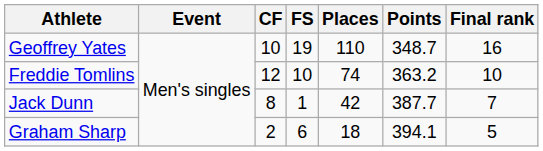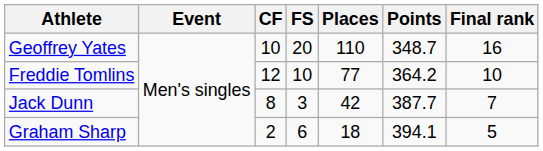(302, 47) 19 -> (302, 47) 20
(350, 76) 74 -> (350, 76) 77
(414, 76) 363.2 -> (414, 76) 364.2
(302, 104) 1 -> (302, 104) 3
